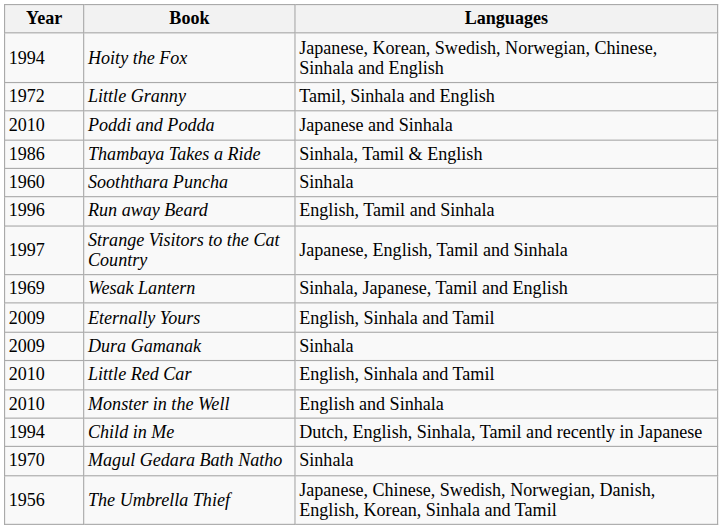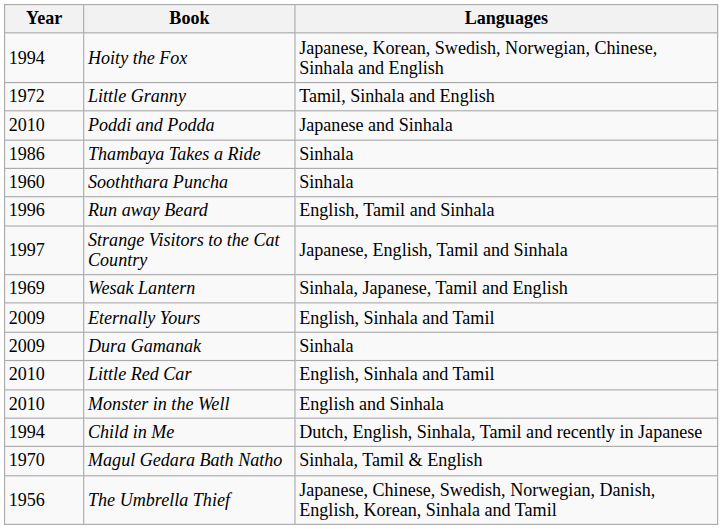(391, 153) Sinhala, Tamil & English -> (326, 153) Sinhala
(326, 460) Sinhala -> (391, 460) Sinhala, Tamil & English
